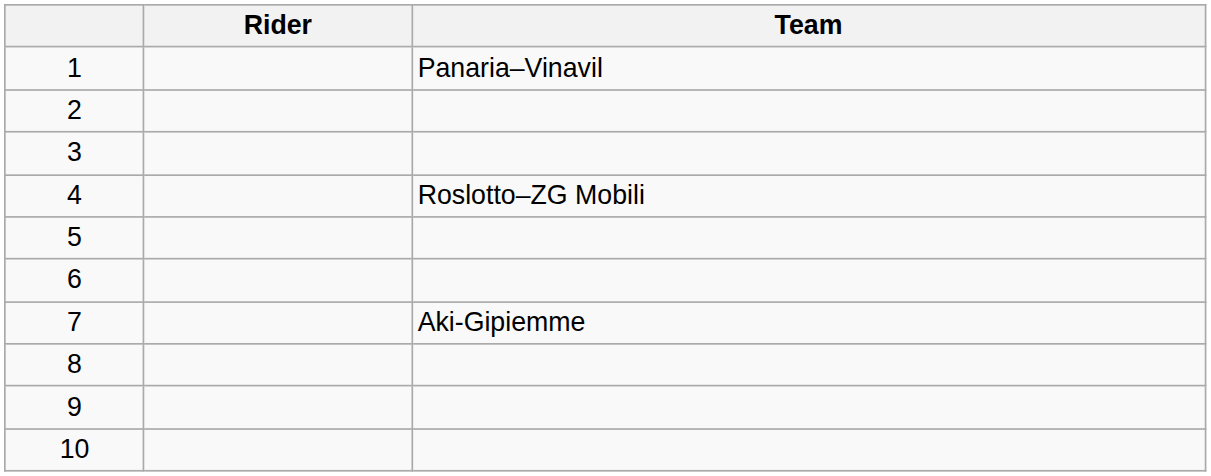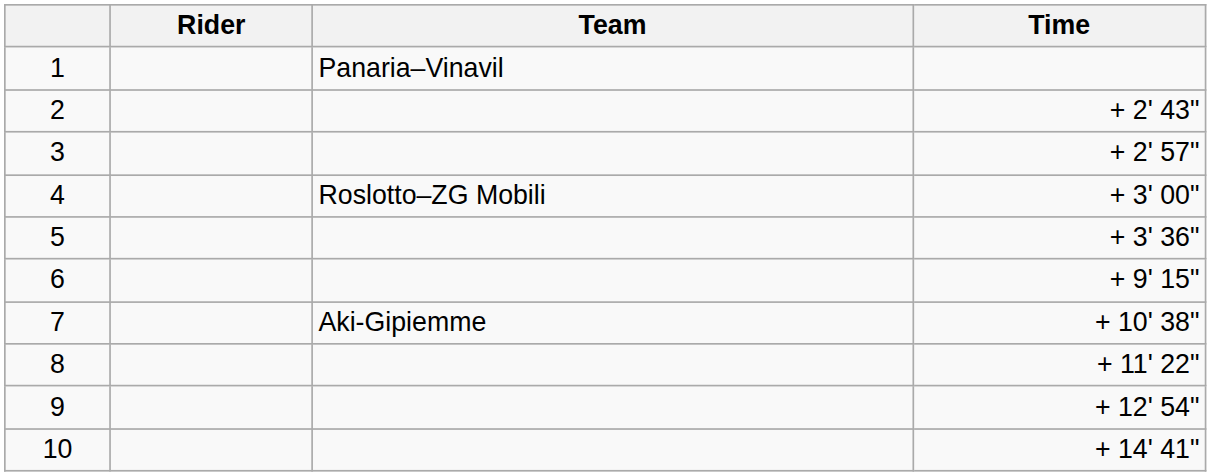+ column: (1059, 25)
